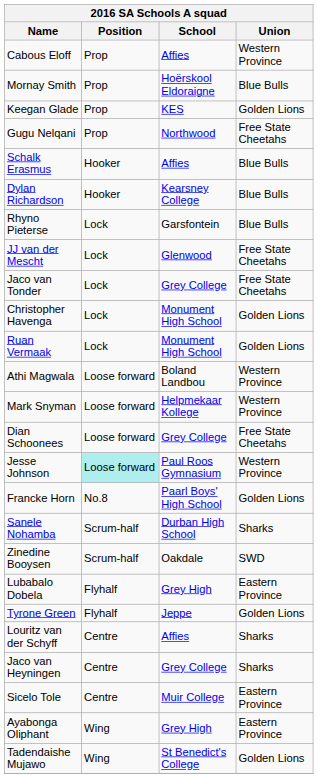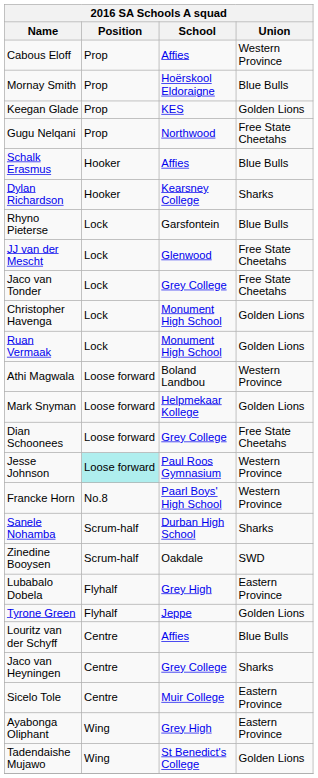(263, 194) Blue Bulls -> (256, 194) Sharks
(260, 406) Western Province -> (271, 406) Golden Lions
(271, 498) Golden Lions -> (260, 498) Western Province
(256, 637) Sharks -> (263, 637) Blue Bulls
